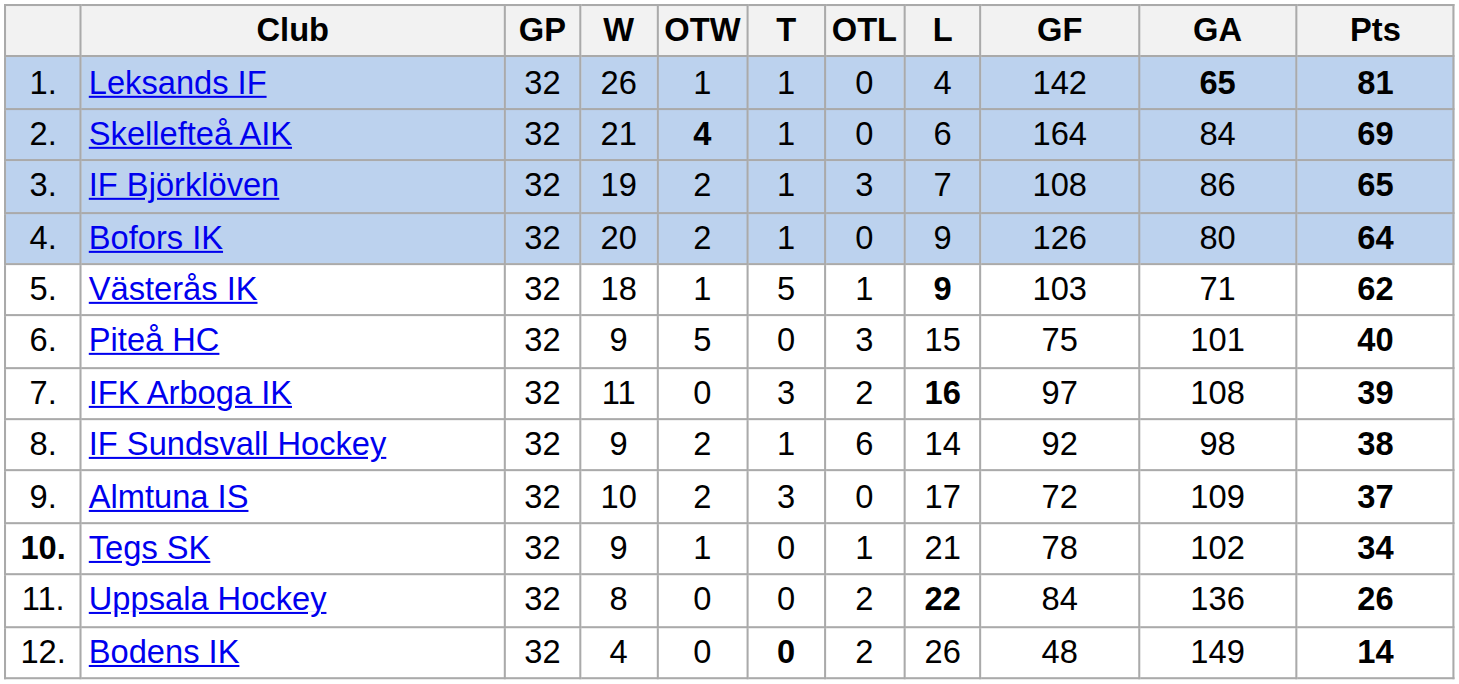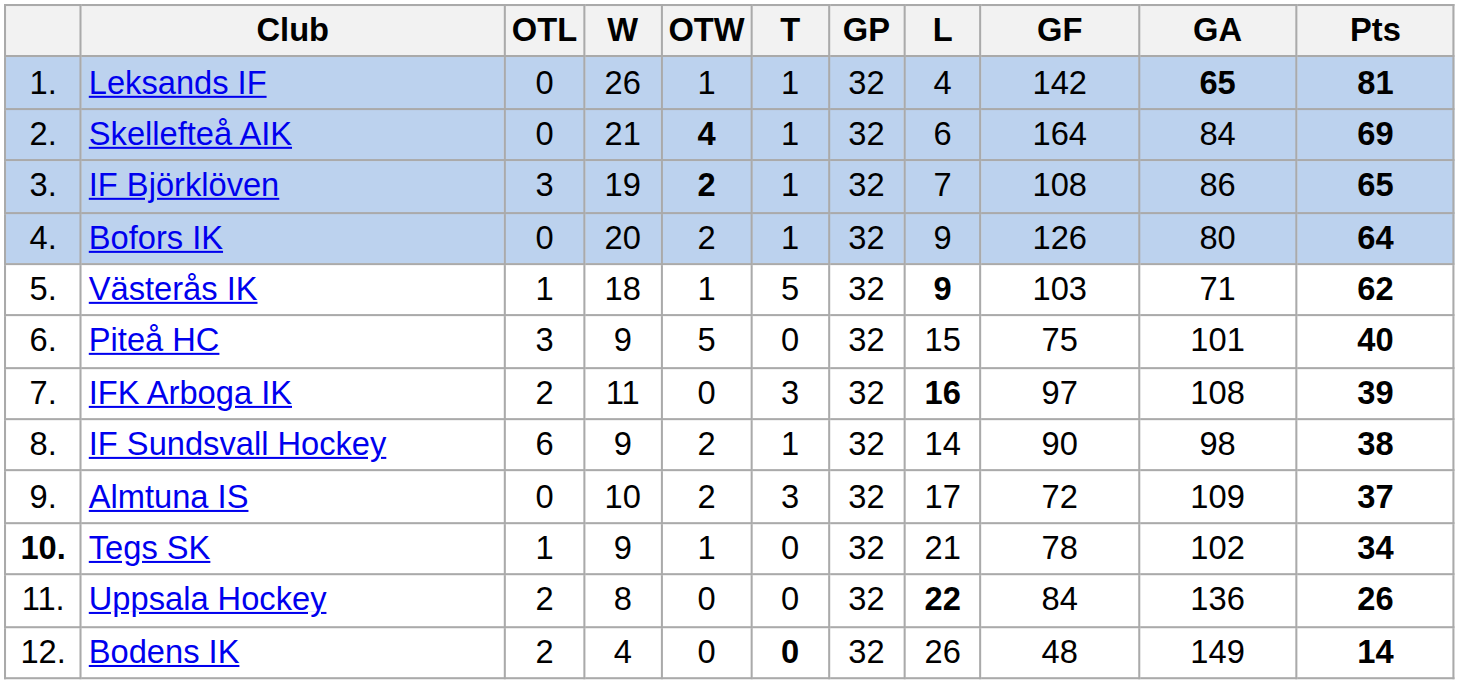columns swapped: (542, 30) <-> (864, 30)
(702, 185) normal -> (706, 185) bold
(1060, 444) 92 -> (1060, 444) 90
